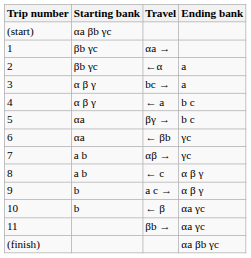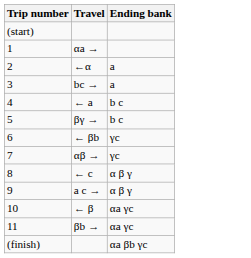- column: (107, 13)
